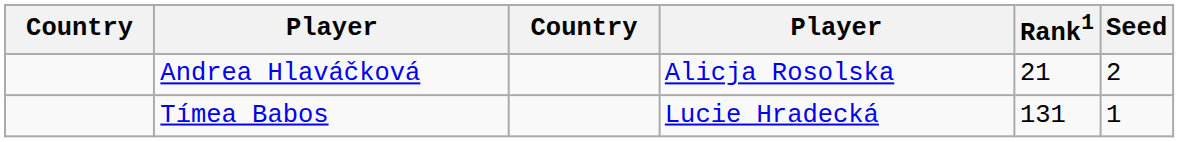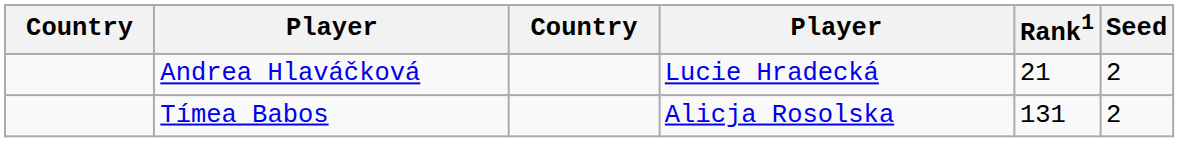(780, 74) Alicja Rosolska -> (772, 74) Lucie Hradecká
(772, 115) Lucie Hradecká -> (780, 115) Alicja Rosolska
(1114, 115) 1 -> (1114, 115) 2
